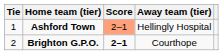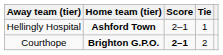columns swapped: (14, 12) <-> (174, 12)
(119, 27) lightsalmon background -> (180, 27) no background
